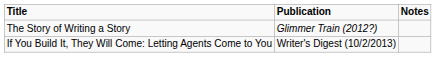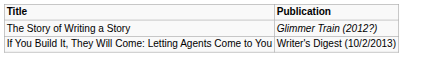- column: (415, 12)
